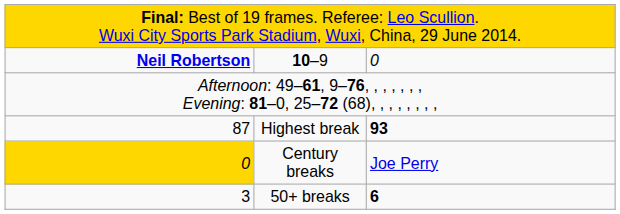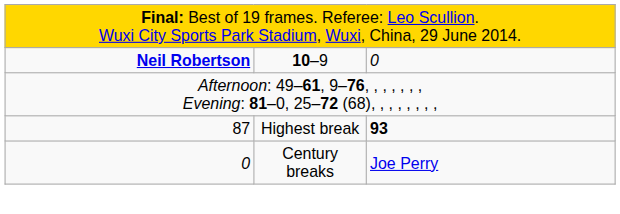(246, 163) gold background -> (246, 163) no background
- row: (310, 197)
